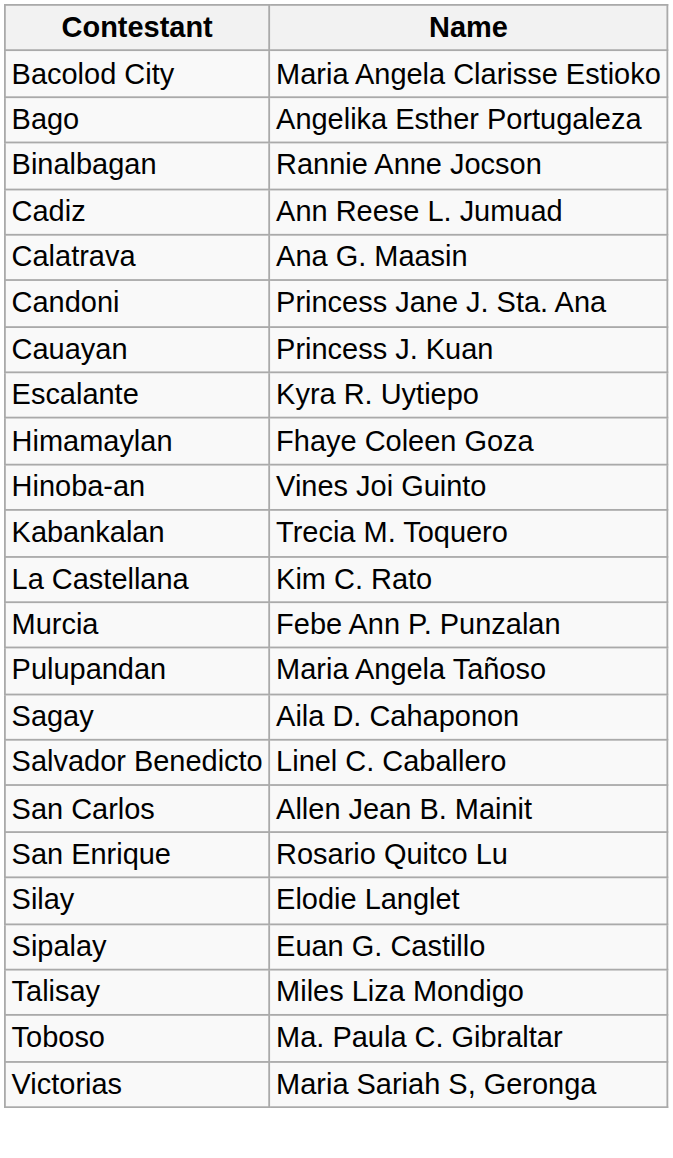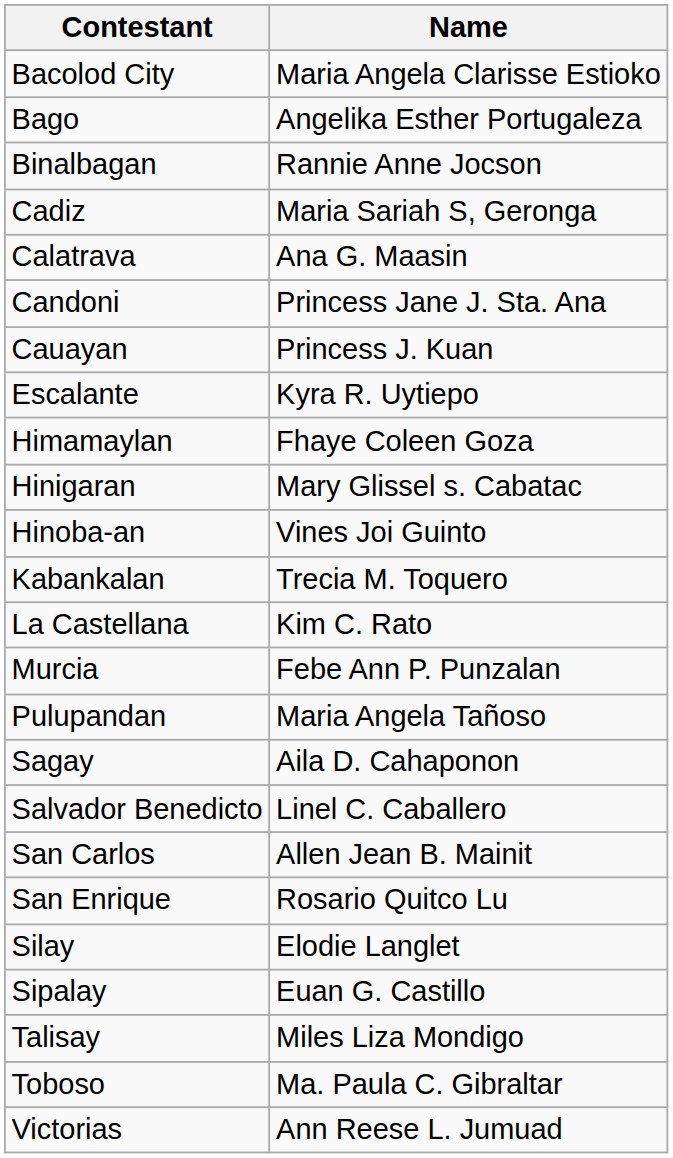(419, 211) Ann Reese L. Jumuad -> (436, 211) Maria Sariah S, Geronga
+ row: (74, 486)
(436, 1083) Maria Sariah S, Geronga -> (419, 1129) Ann Reese L. Jumuad
